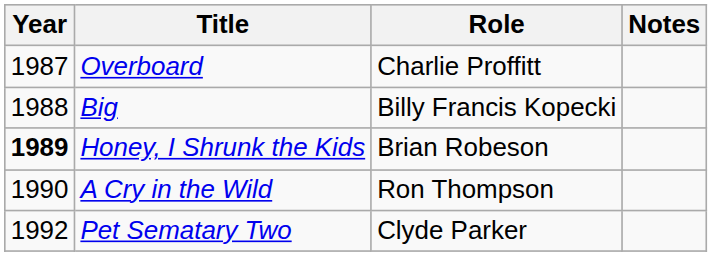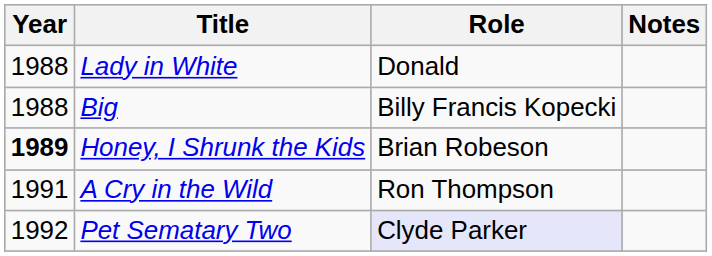- row: (142, 66)
+ row: (159, 66)
(40, 189) 1990 -> (40, 189) 1991
(452, 230) no background -> (452, 230) lavender background
